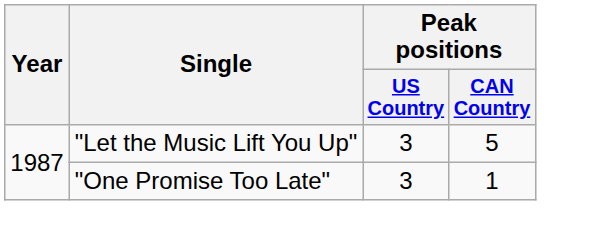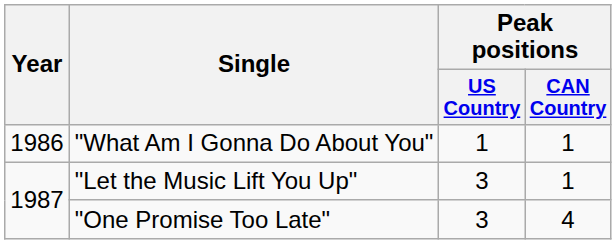+ row: (254, 143)
(492, 143) 5 -> (568, 181) 1
(492, 181) 1 -> (568, 219) 4
